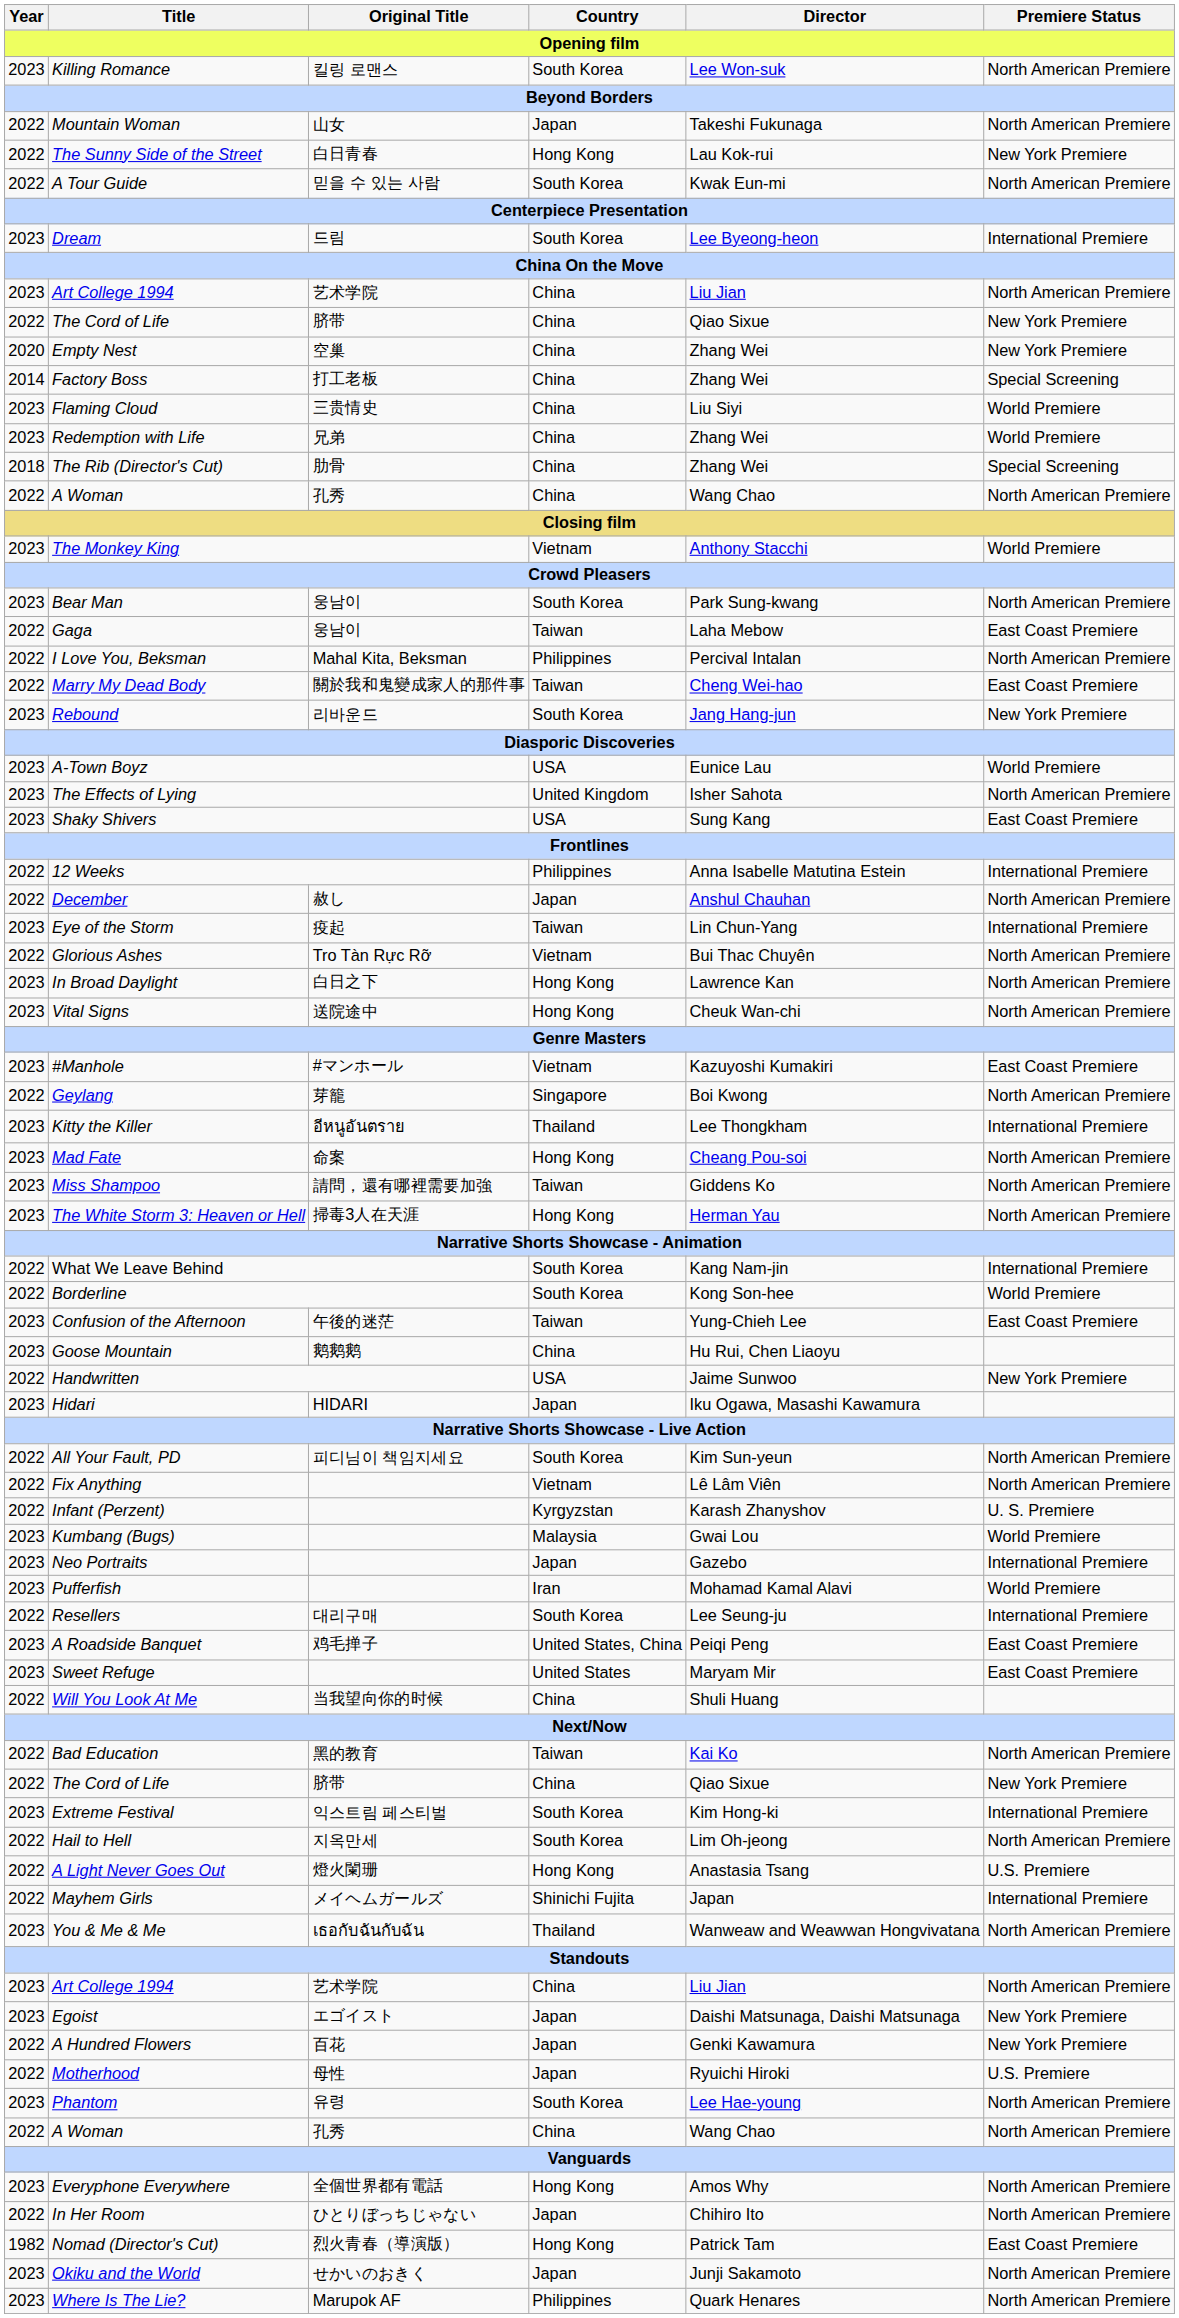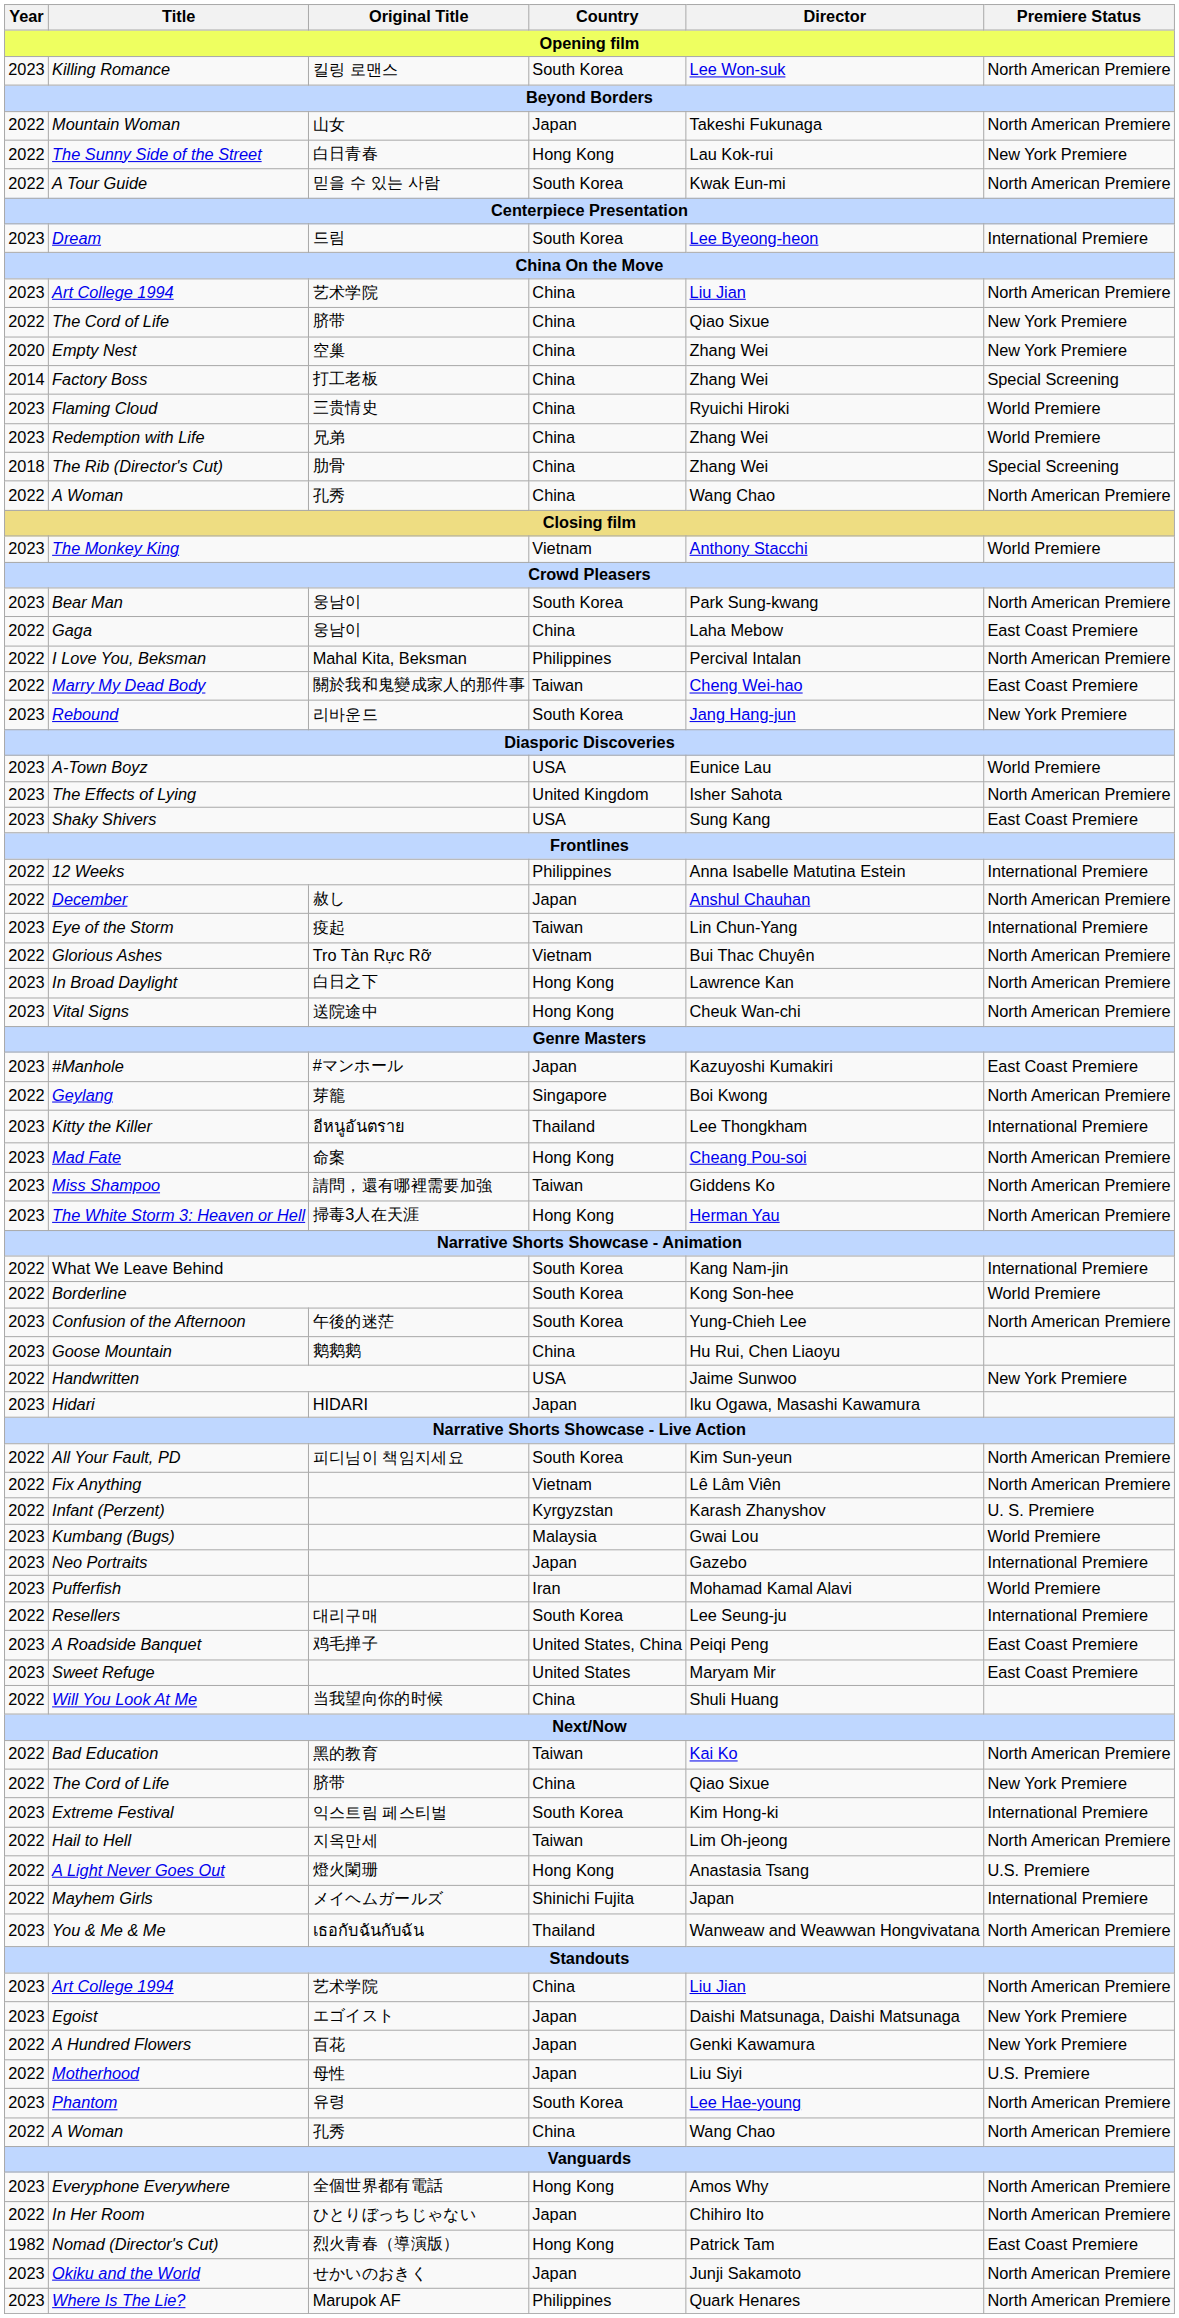(716, 408) Liu Siyi -> (739, 408) Ryuichi Hiroki
(558, 631) Taiwan -> (554, 631) China
(562, 1066) Vietnam -> (555, 1066) Japan
(558, 1322) Taiwan -> (578, 1322) South Korea
(1063, 1322) East Coast Premiere -> (1079, 1322) North American Premiere
(578, 1841) South Korea -> (558, 1841) Taiwan
(739, 2074) Ryuichi Hiroki -> (716, 2074) Liu Siyi
